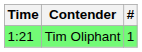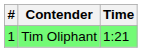columns swapped: (130, 15) <-> (23, 15)
